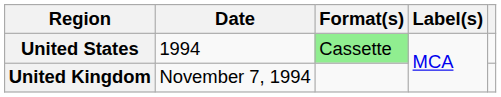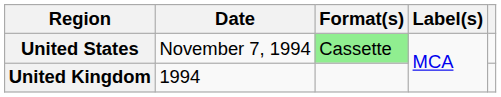(180, 48) 1994 -> (235, 48) November 7, 1994
(235, 77) November 7, 1994 -> (180, 77) 1994
